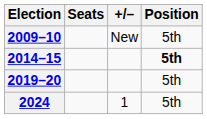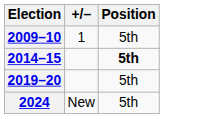- column: (86, 15)
(124, 37) New -> (81, 37) 1
(124, 102) 1 -> (81, 102) New
